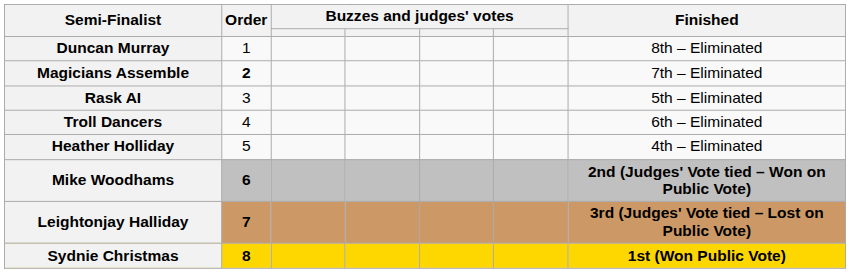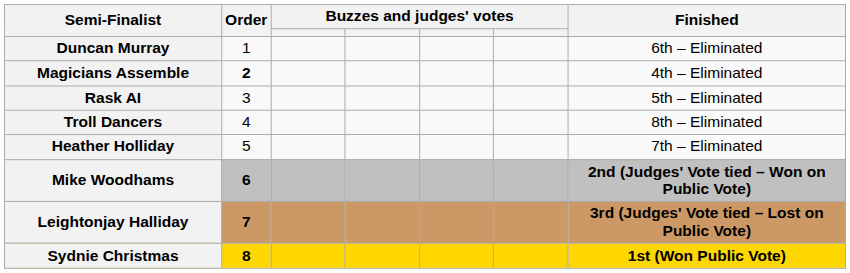(707, 48) 8th – Eliminated -> (707, 48) 6th – Eliminated
(707, 73) 7th – Eliminated -> (707, 73) 4th – Eliminated
(707, 122) 6th – Eliminated -> (707, 122) 8th – Eliminated
(707, 147) 4th – Eliminated -> (707, 147) 7th – Eliminated
